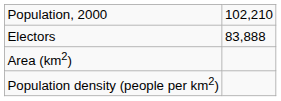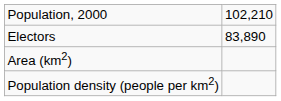(245, 36) 83,888 -> (245, 36) 83,890
